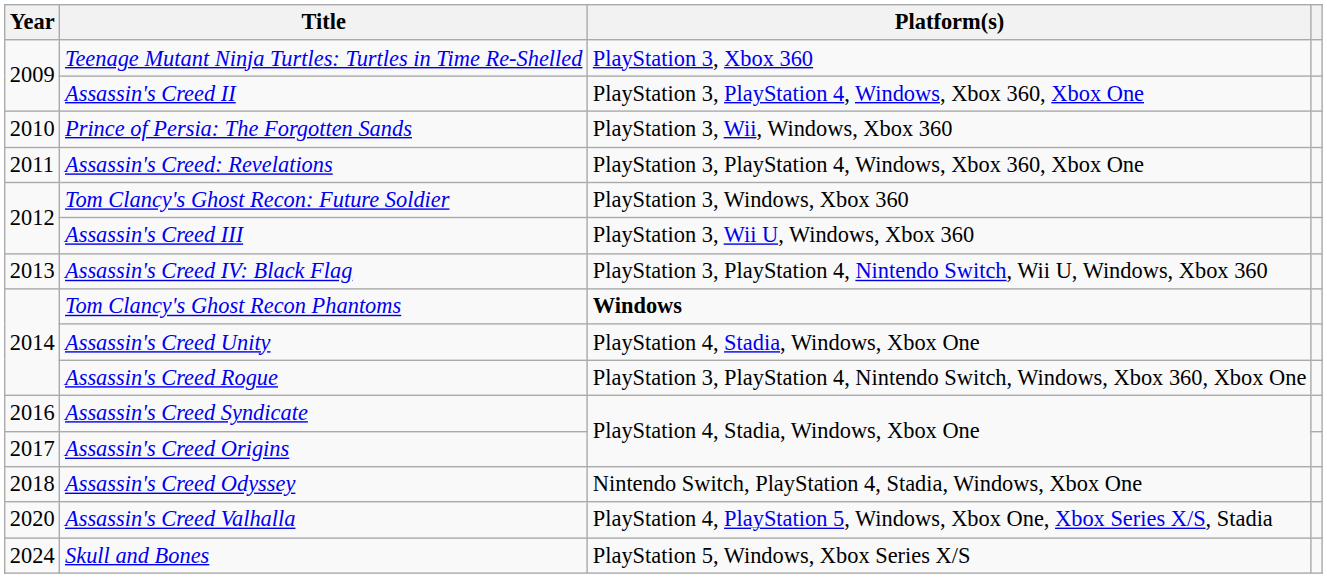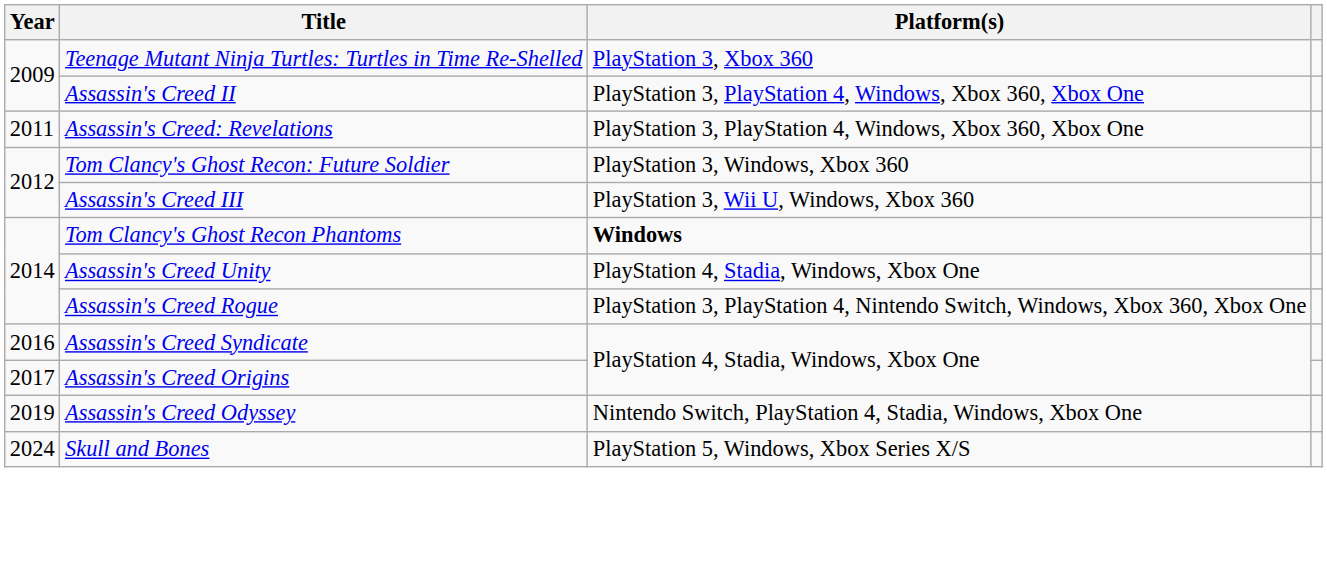- row: (238, 128)
- row: (209, 270)
(32, 484) 2018 -> (32, 413) 2019
- row: (180, 519)
